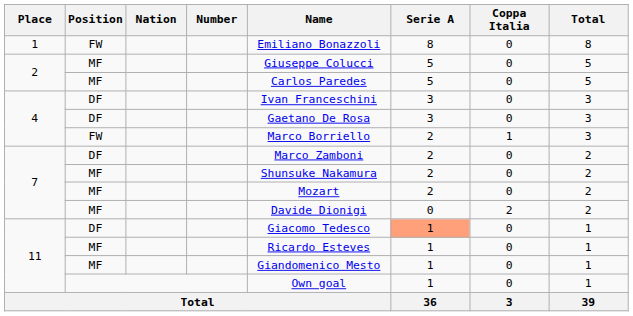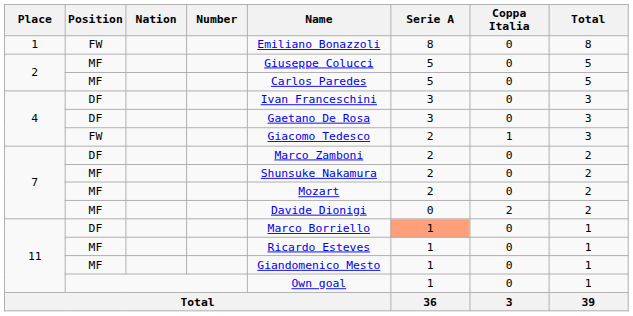(319, 137) Marco Borriello -> (319, 137) Giacomo Tedesco
(319, 229) Giacomo Tedesco -> (319, 229) Marco Borriello
